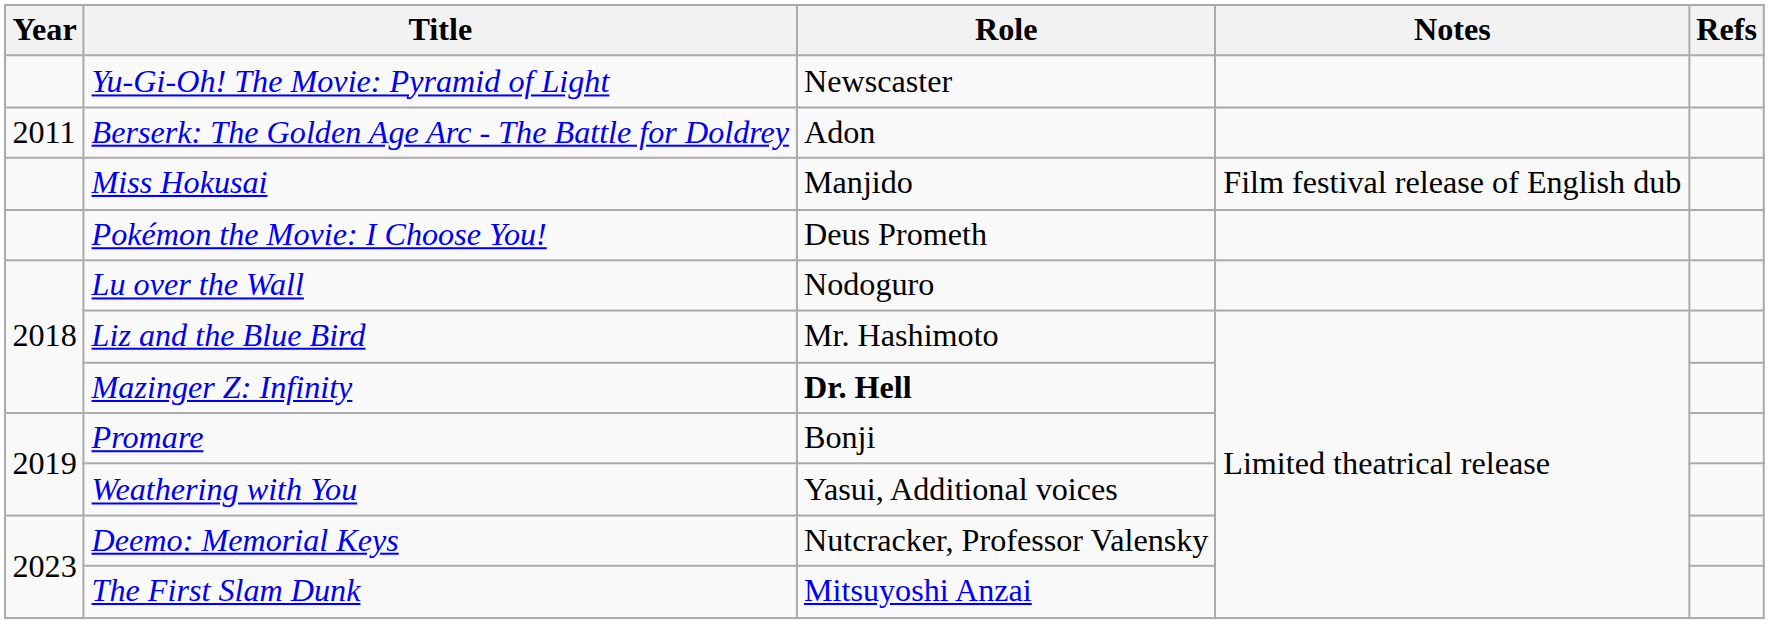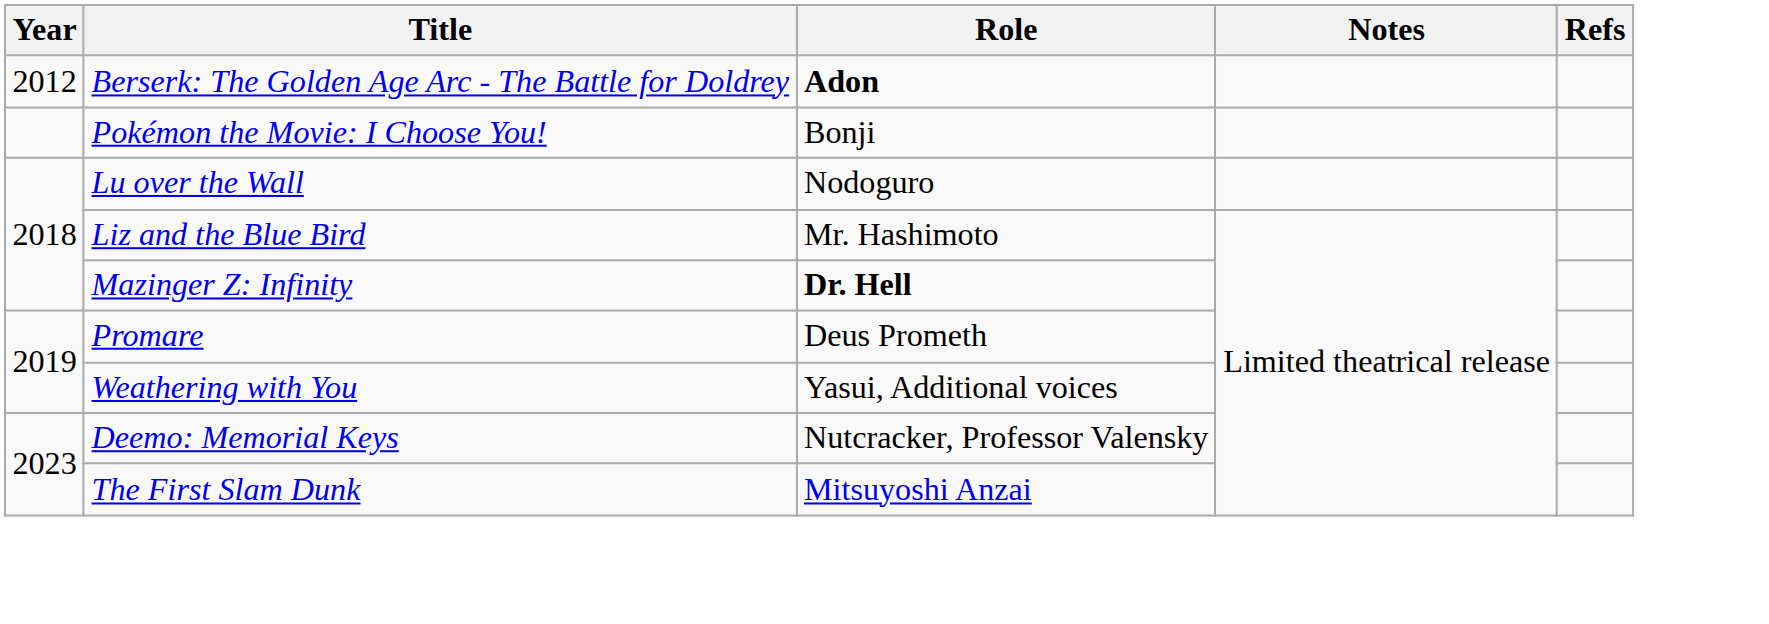- row: (350, 81)
(44, 132) 2011 -> (45, 81) 2012
(840, 132) normal -> (841, 81) bold
- row: (180, 183)
(896, 234) Deus Prometh -> (840, 132) Bonji
(840, 438) Bonji -> (896, 336) Deus Prometh
